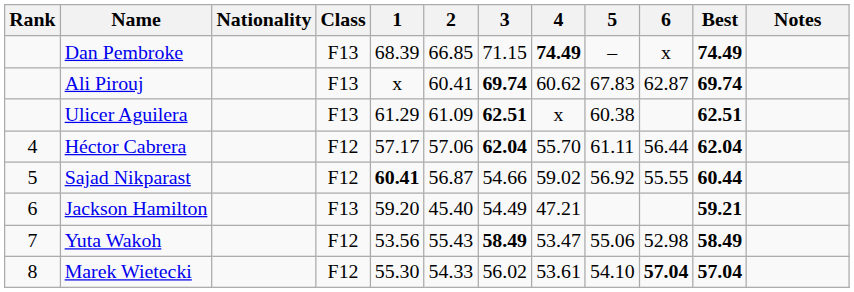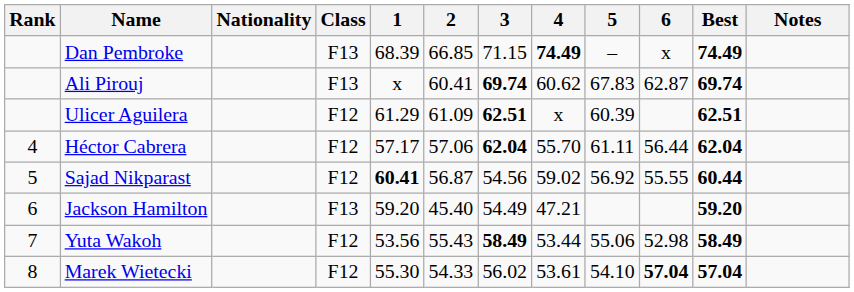(343, 114) F13 -> (343, 114) F12
(612, 114) 60.38 -> (612, 114) 60.39
(505, 177) 54.66 -> (505, 177) 54.56
(720, 209) 59.21 -> (720, 209) 59.20
(558, 240) 53.47 -> (558, 240) 53.44
